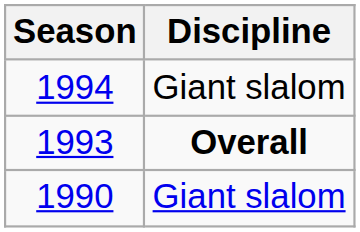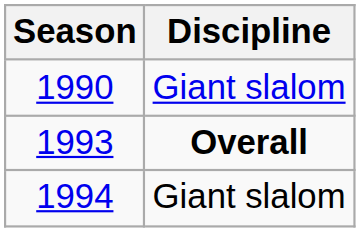rows swapped: (75, 197) <-> (75, 87)
